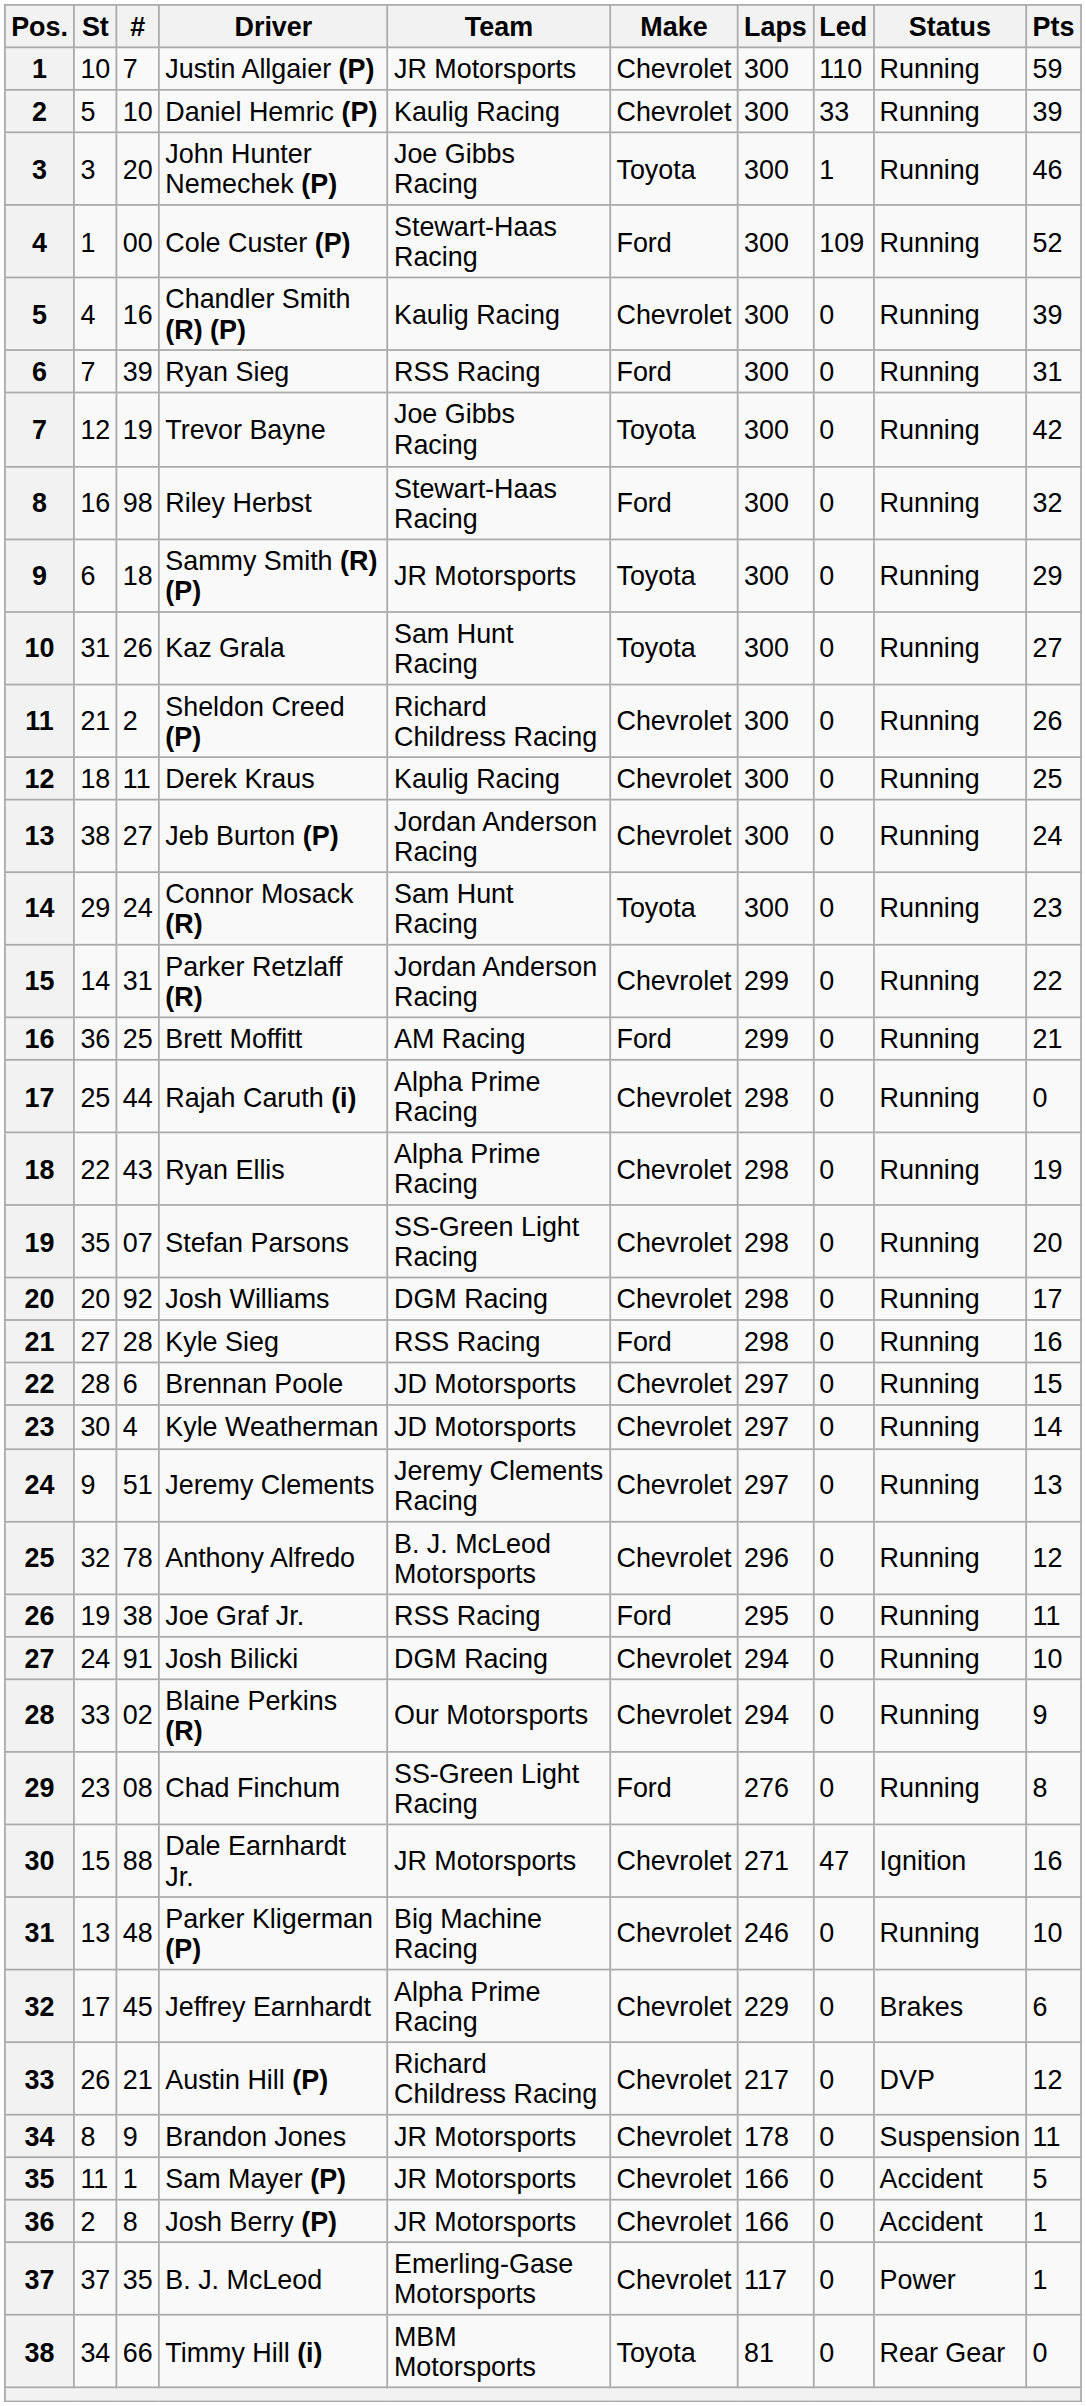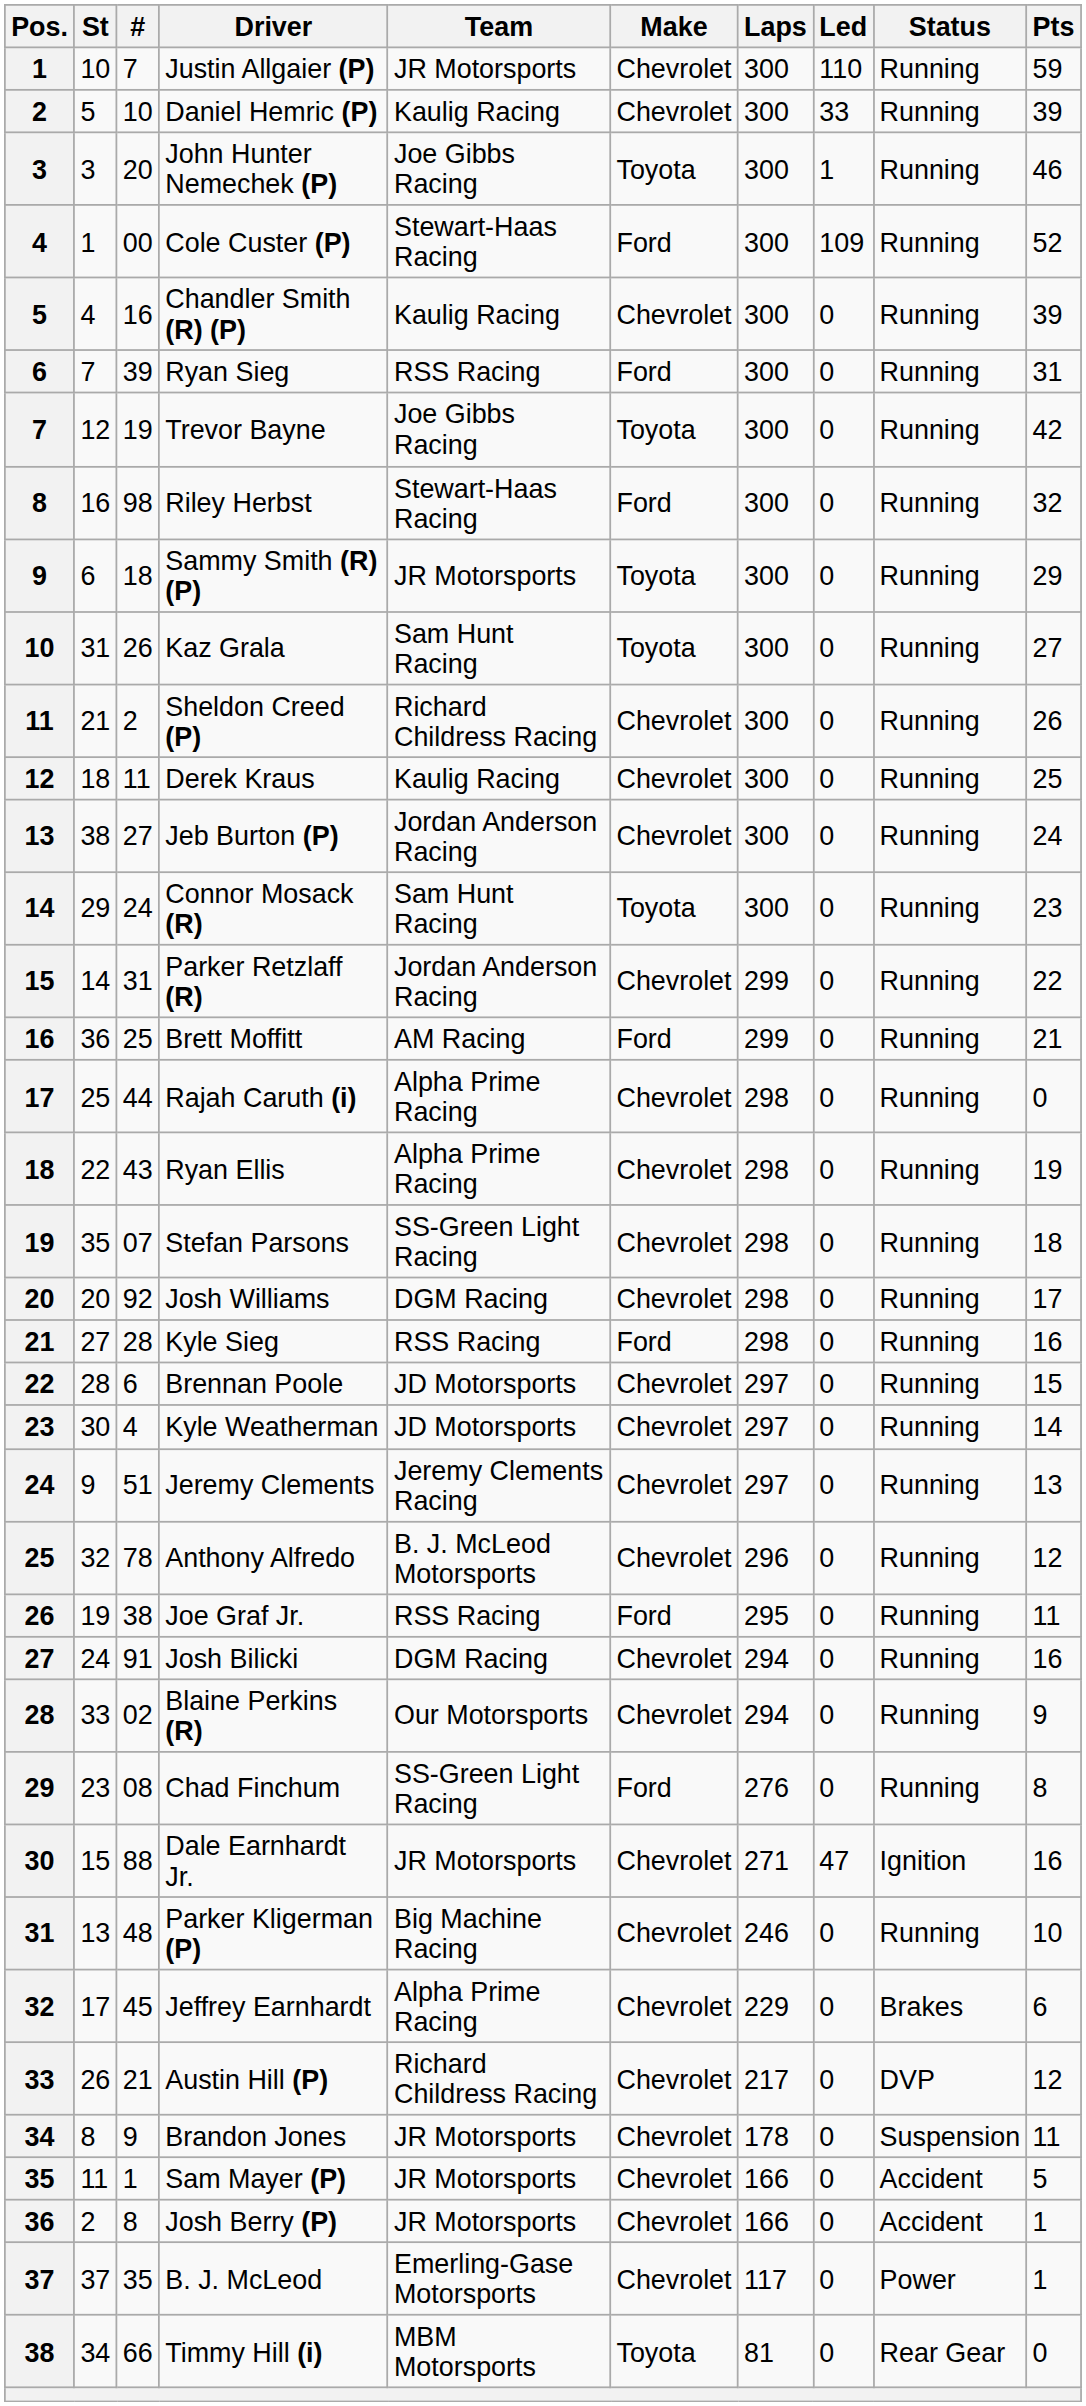(1048, 1242) 20 -> (1048, 1242) 18
(1048, 1658) 10 -> (1048, 1658) 16
